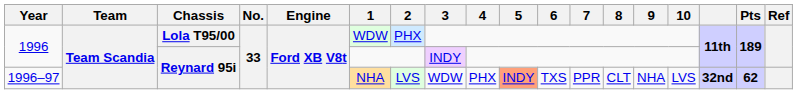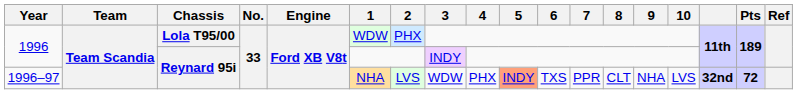(751, 78) 62 -> (751, 78) 72
